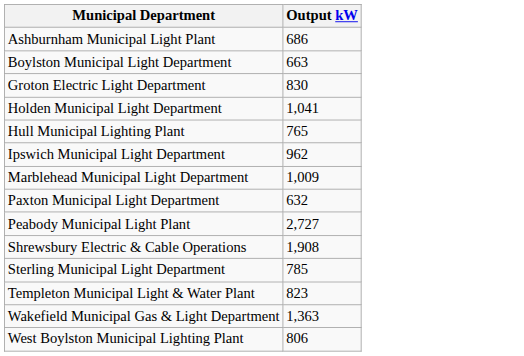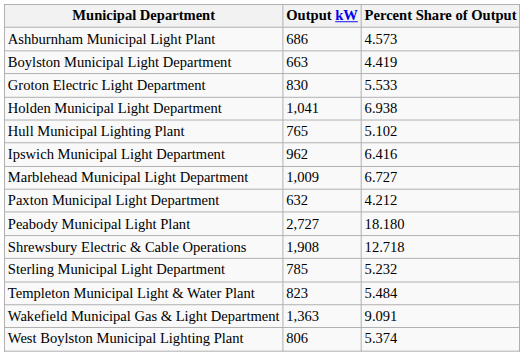+ column: (441, 16)
